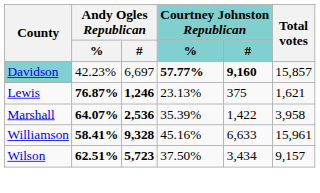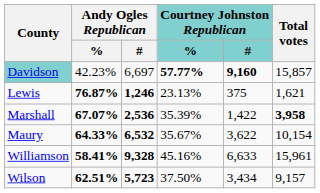(97, 114) 64.07% -> (97, 114) 67.07%
(290, 114) normal -> (290, 114) bold
+ row: (25, 135)
